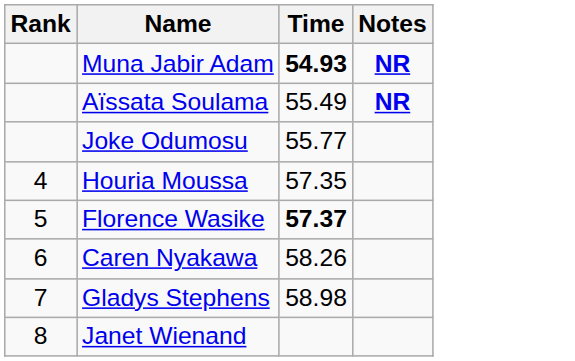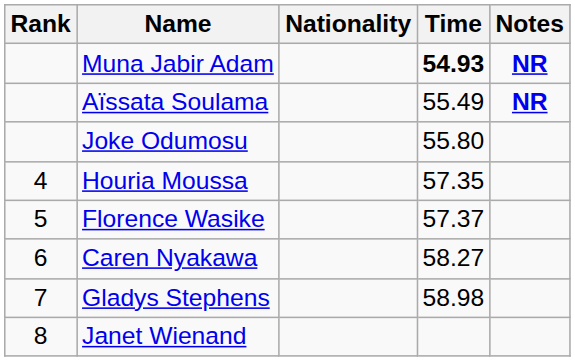+ column: (348, 24)
(316, 141) 55.77 -> (453, 141) 55.80
(316, 219) bold -> (453, 219) normal
(316, 258) 58.26 -> (453, 258) 58.27
